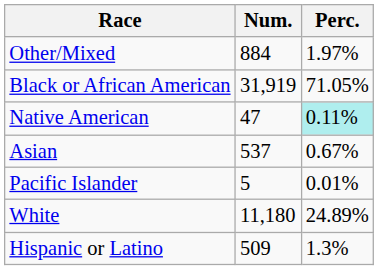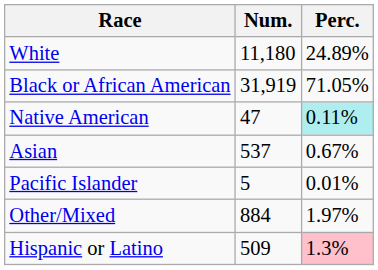rows swapped: (34, 215) <-> (62, 53)
(327, 248) no background -> (327, 248) pink background
